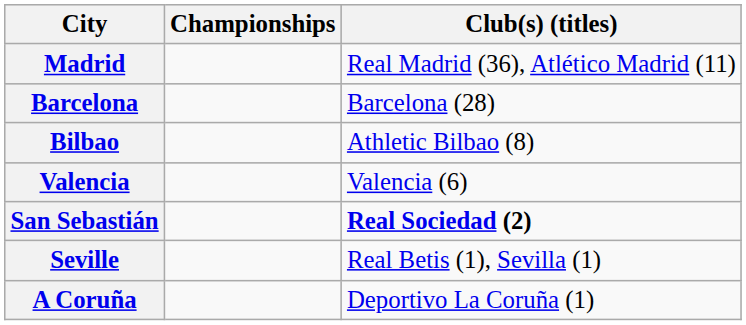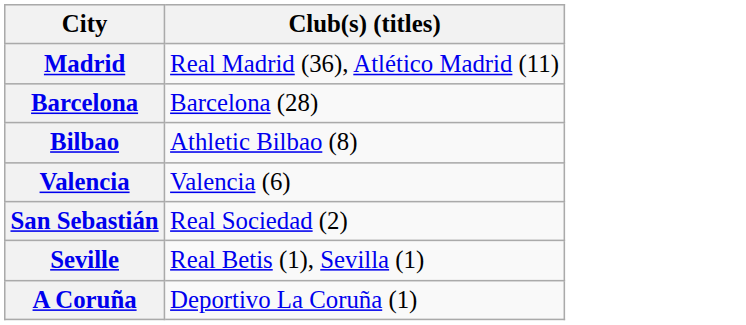- column: (253, 24)
(439, 220) bold -> (259, 220) normal
